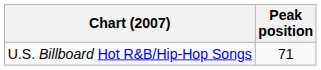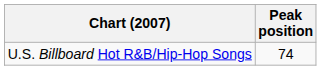(286, 53) 71 -> (286, 53) 74
